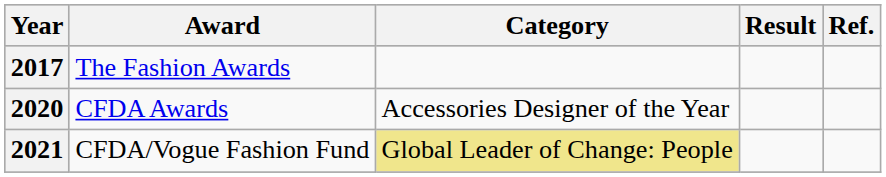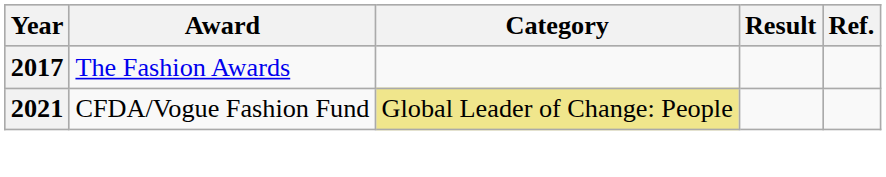- row: (37, 108)
